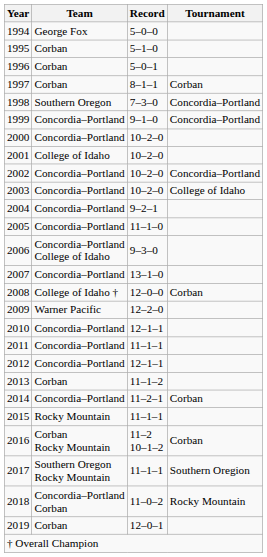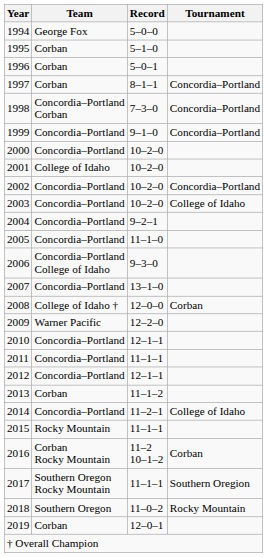(186, 84) Corban -> (215, 84) Concordia–Portland
(73, 102) Southern Oregon -> (80, 108) Concordia–Portland Corban
(186, 398) Corban -> (208, 411) College of Idaho
(80, 501) Concordia–Portland Corban -> (73, 507) Southern Oregon
